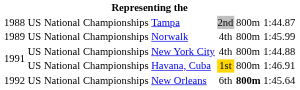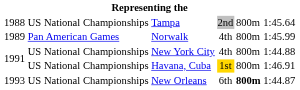(279, 22) 1:44.87 -> (279, 22) 1:45.64
(88, 37) US National Championships -> (73, 37) Pan American Games
(15, 80) 1992 -> (15, 80) 1993
(279, 80) 1:45.64 -> (279, 80) 1:44.87
